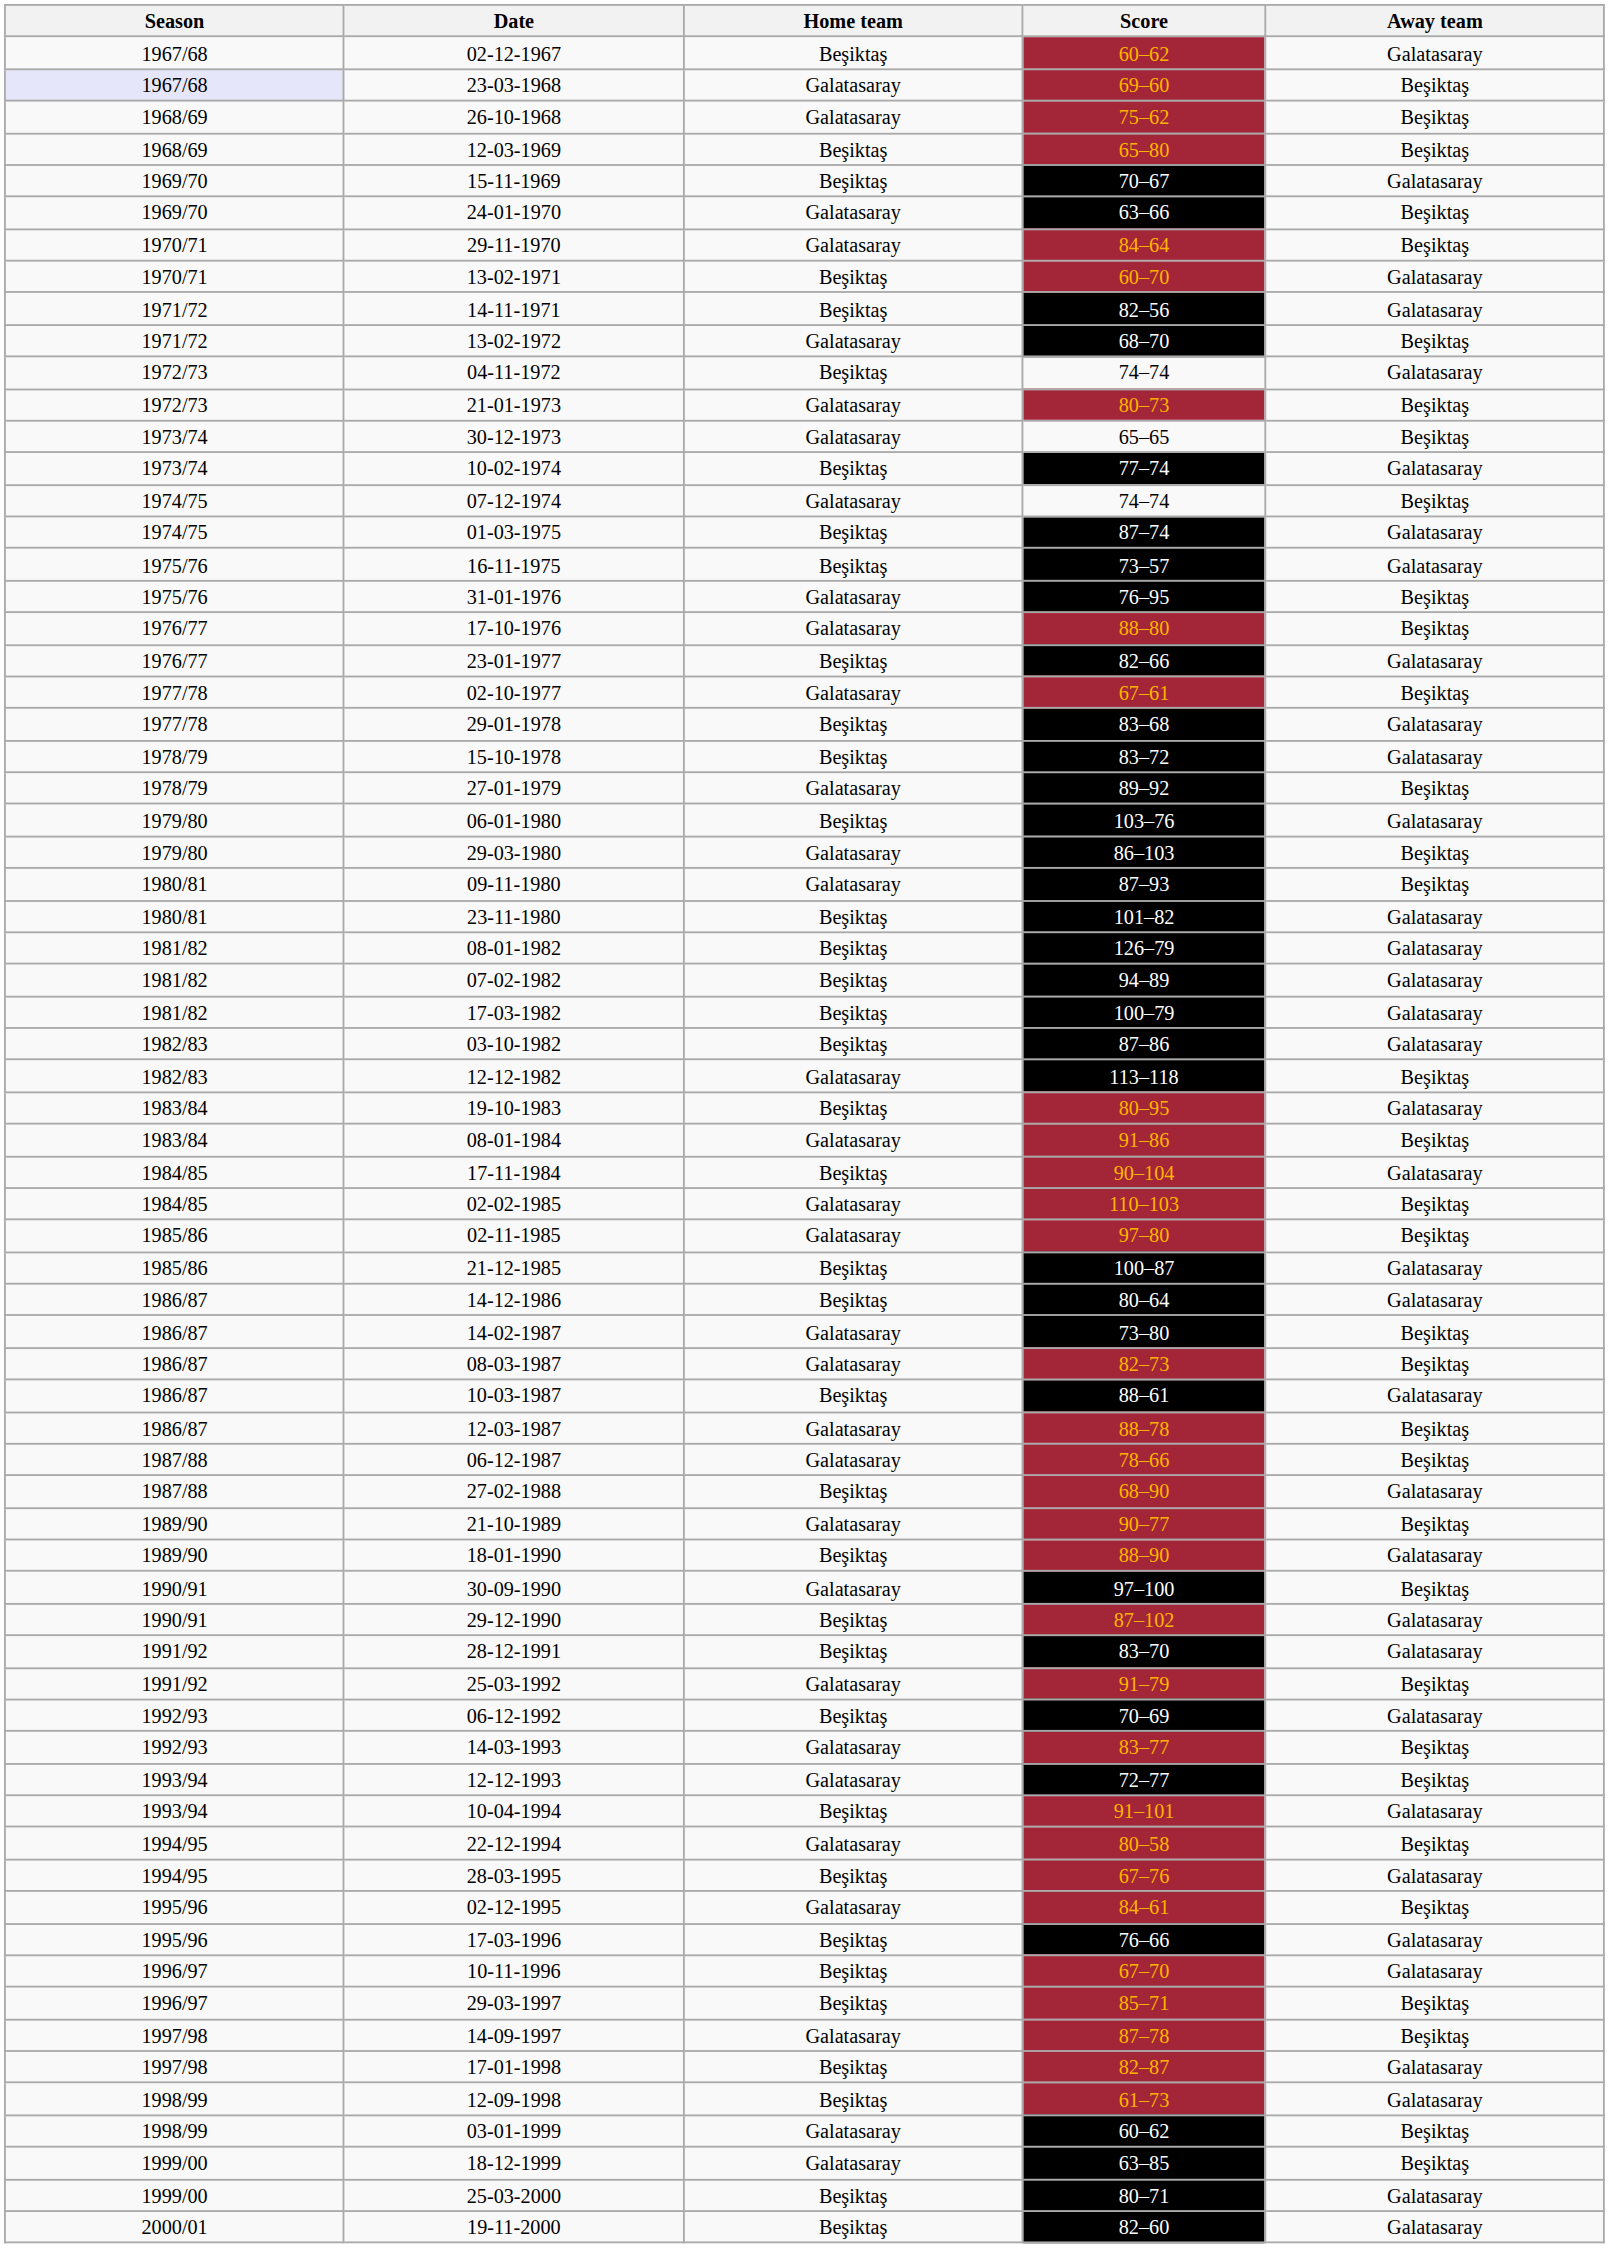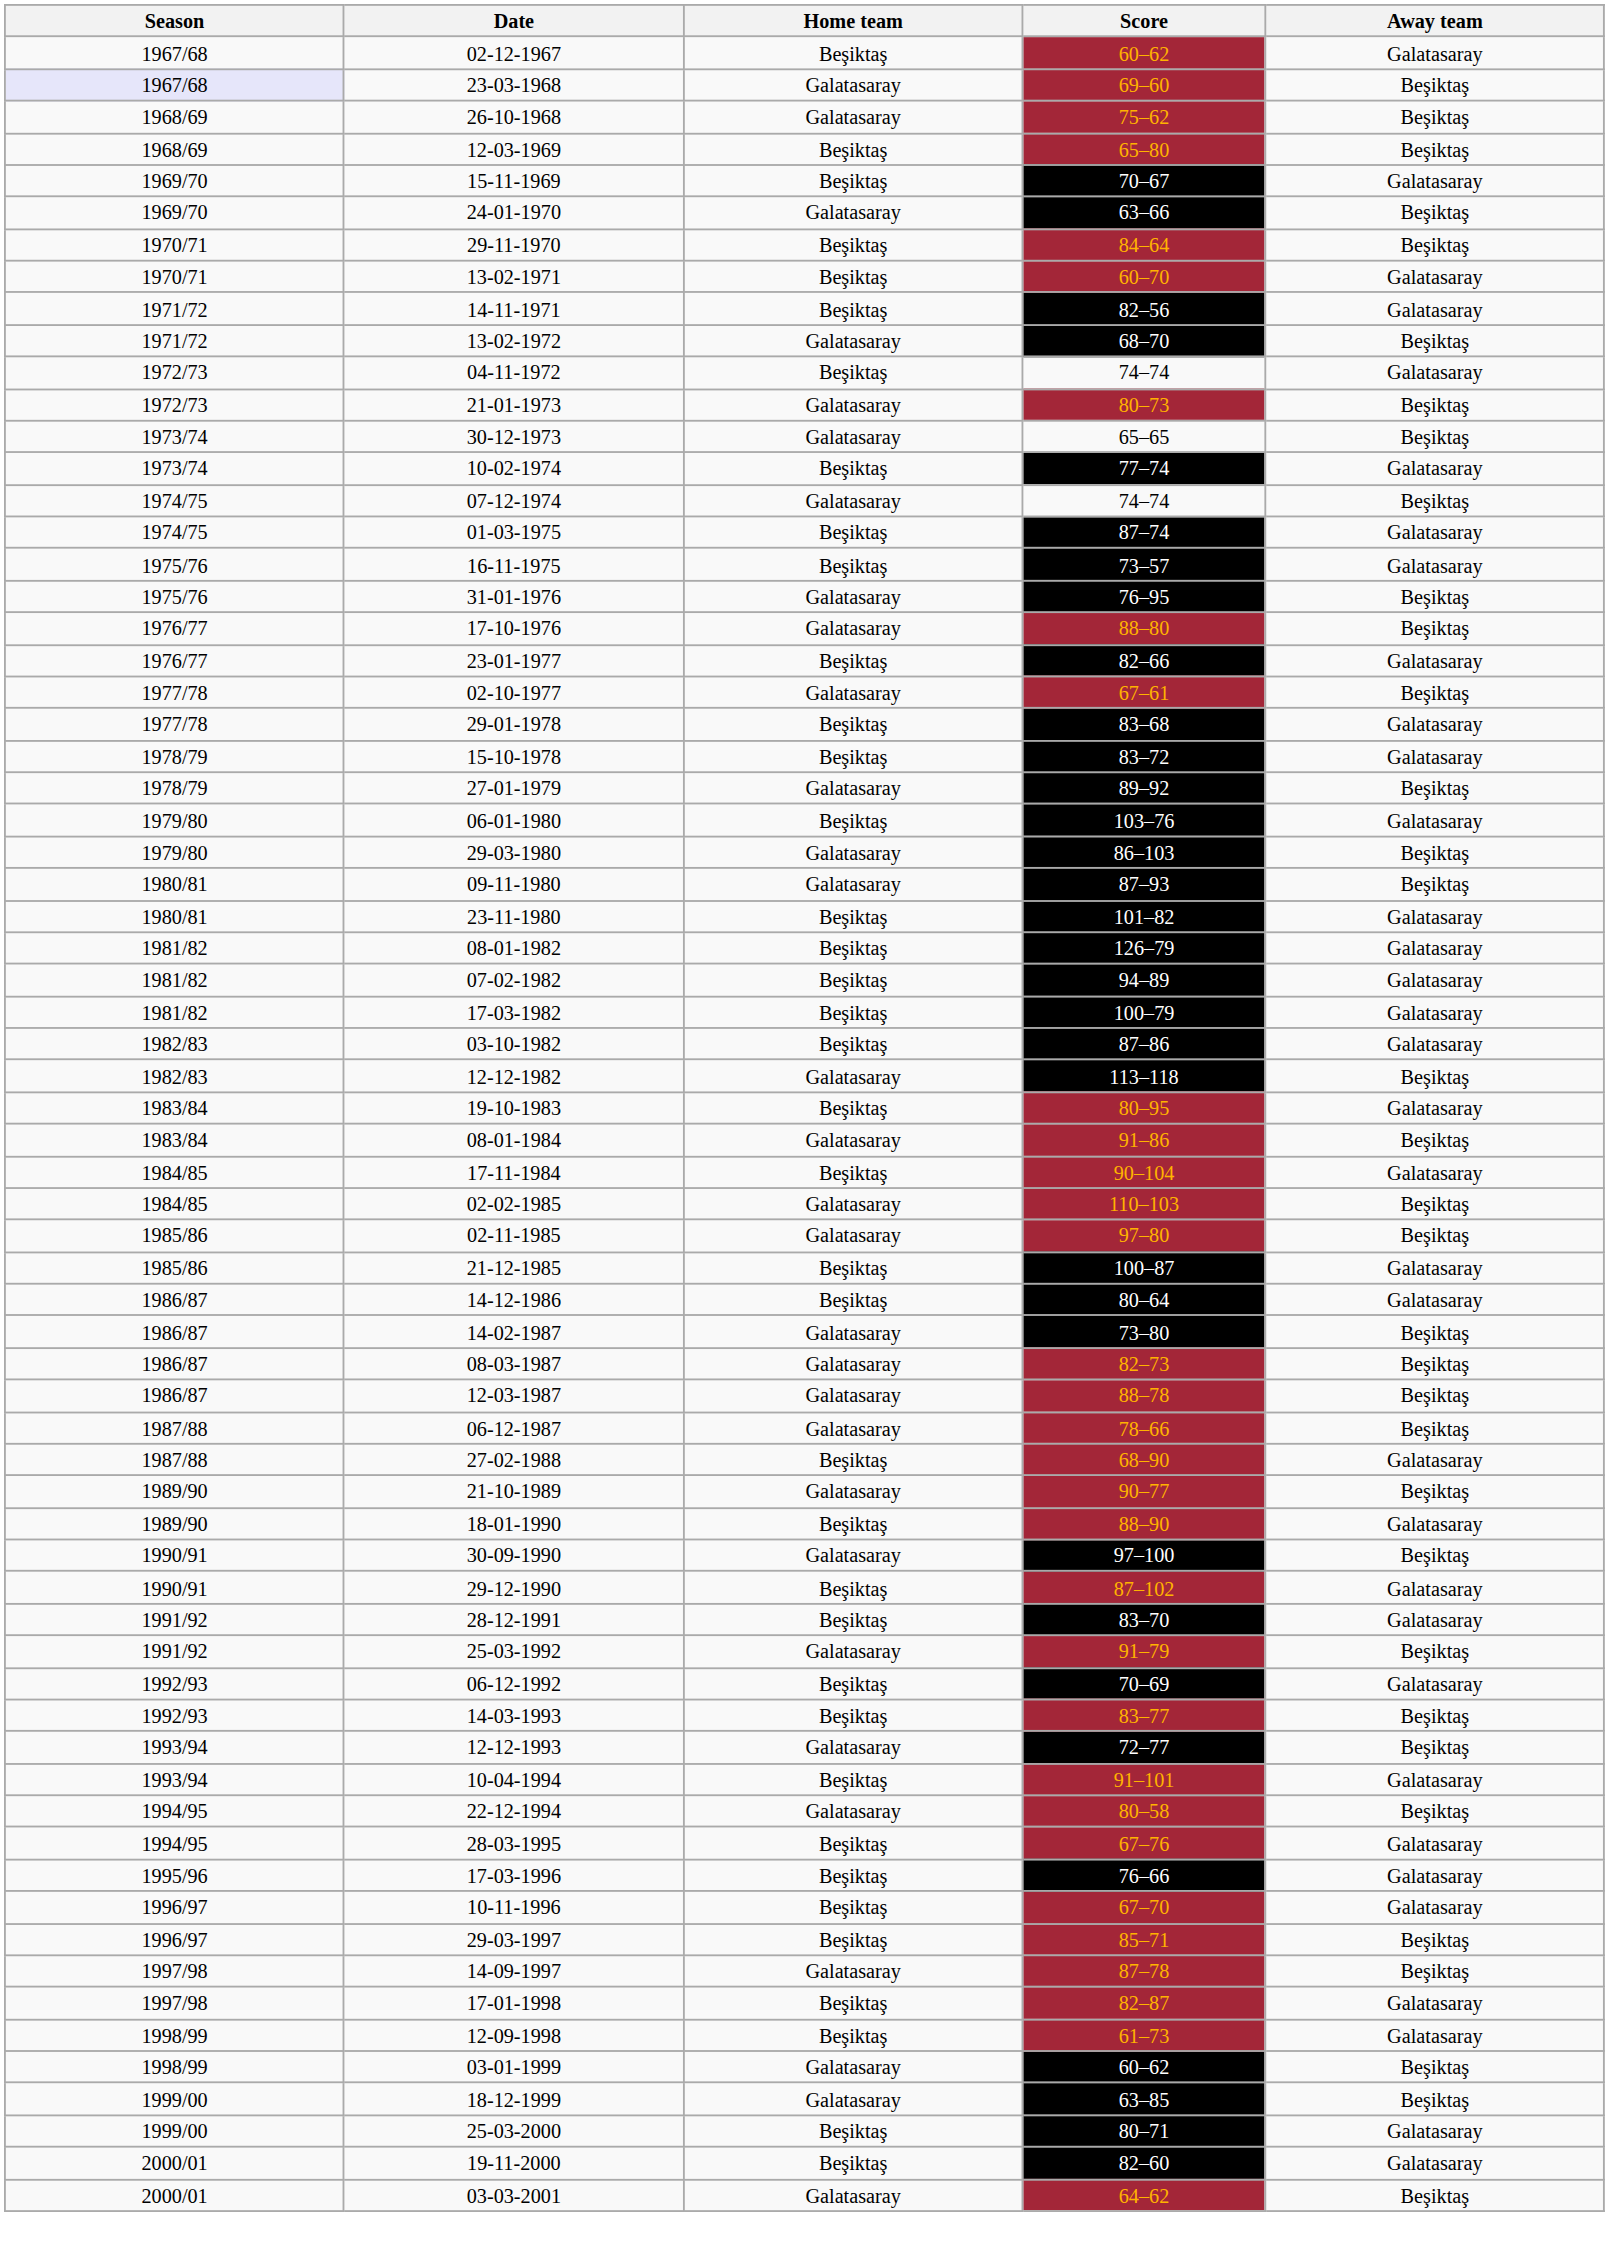(853, 245) Galatasaray -> (853, 245) Beşiktaş
- row: (514, 1396)
(853, 1747) Galatasaray -> (853, 1715) Beşiktaş
- row: (514, 1907)
+ row: (514, 2195)
